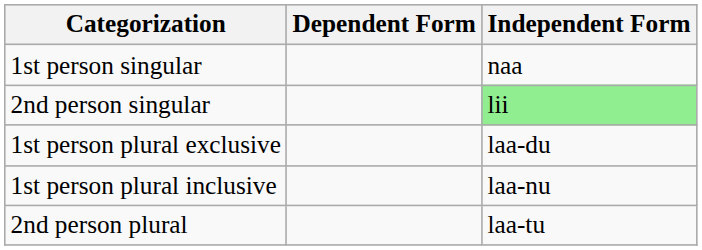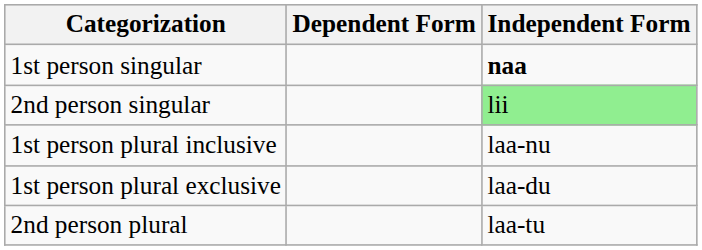(505, 64) normal -> (507, 64) bold
rows swapped: (144, 184) <-> (146, 144)
